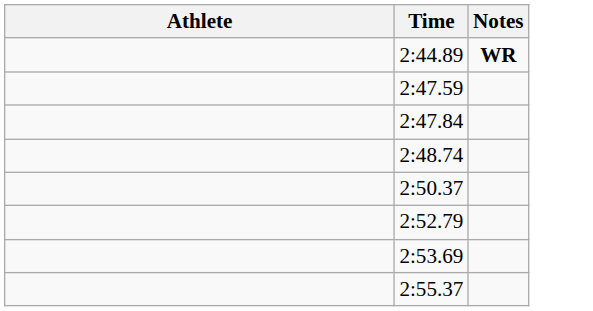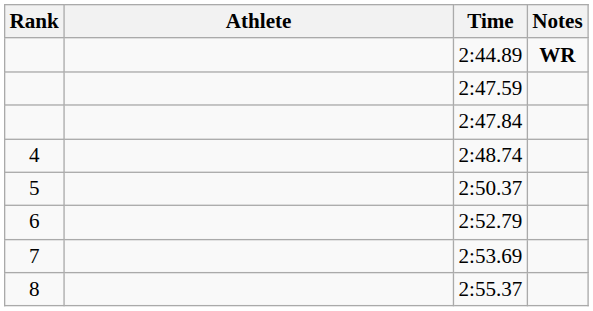+ column: (34, 21)
